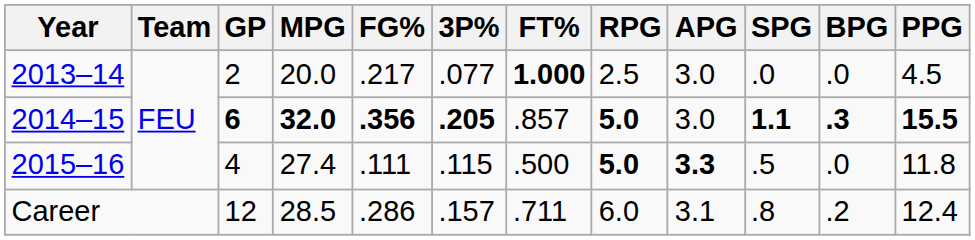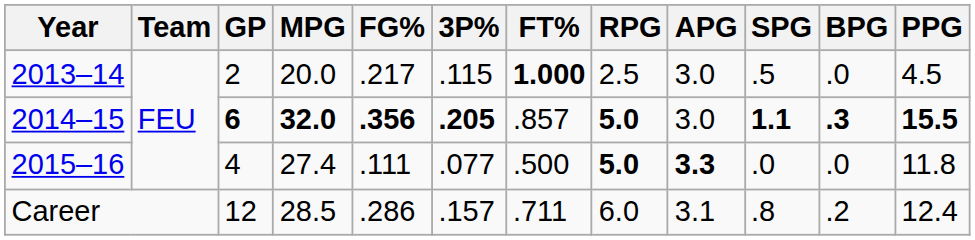(467, 73) .077 -> (466, 73) .115
(763, 73) .0 -> (763, 73) .5
(466, 165) .115 -> (467, 165) .077
(763, 165) .5 -> (763, 165) .0
